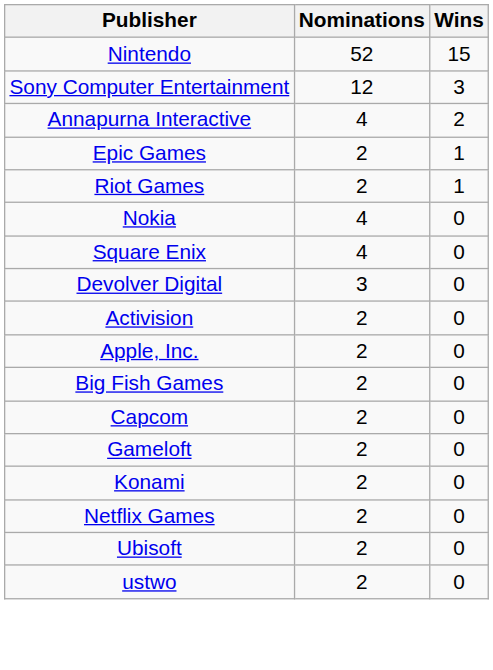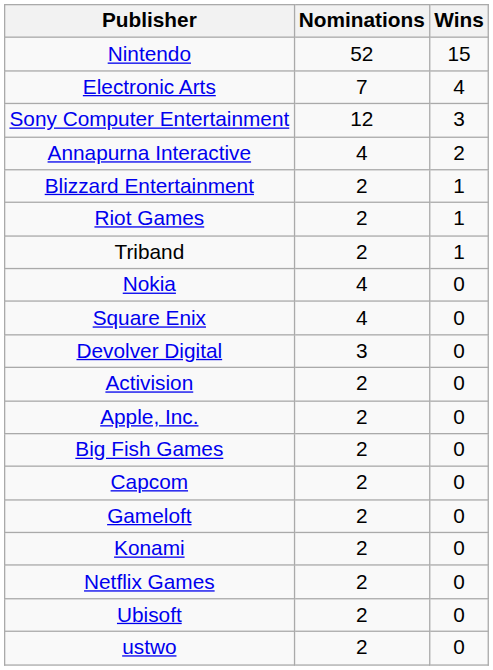+ row: (149, 86)
+ row: (149, 185)
- row: (149, 152)
+ row: (149, 251)
